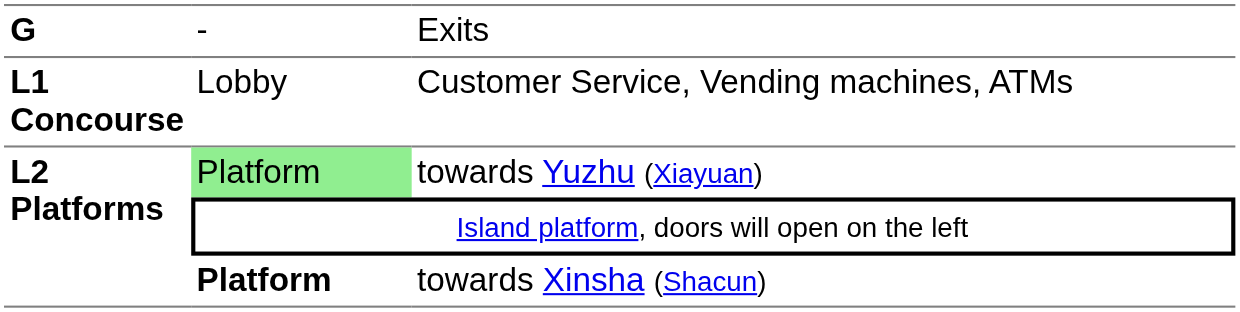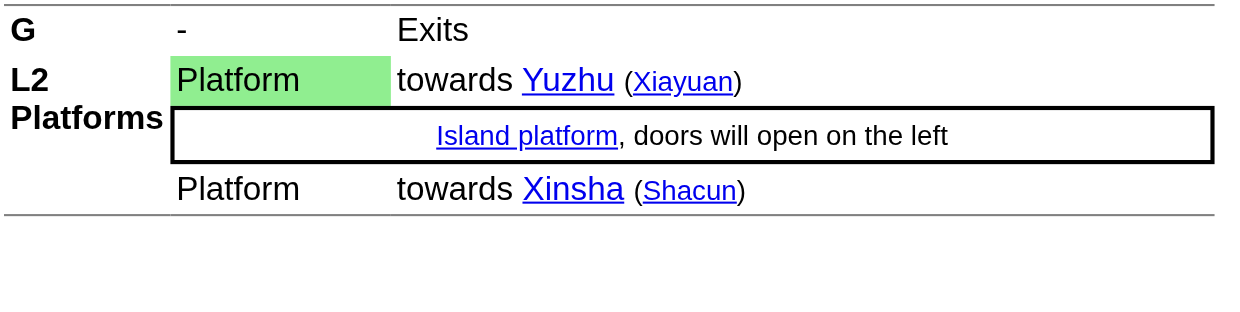- row: (745, 82)
(264, 280) bold -> (238, 188) normal
